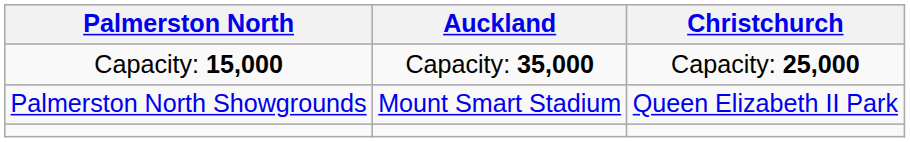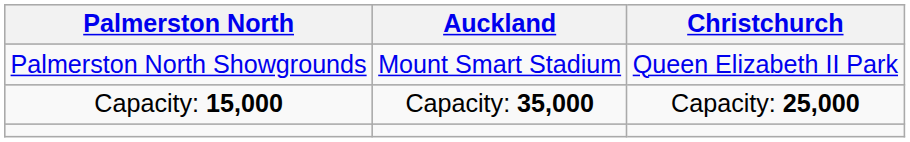rows swapped: (189, 104) <-> (189, 64)
